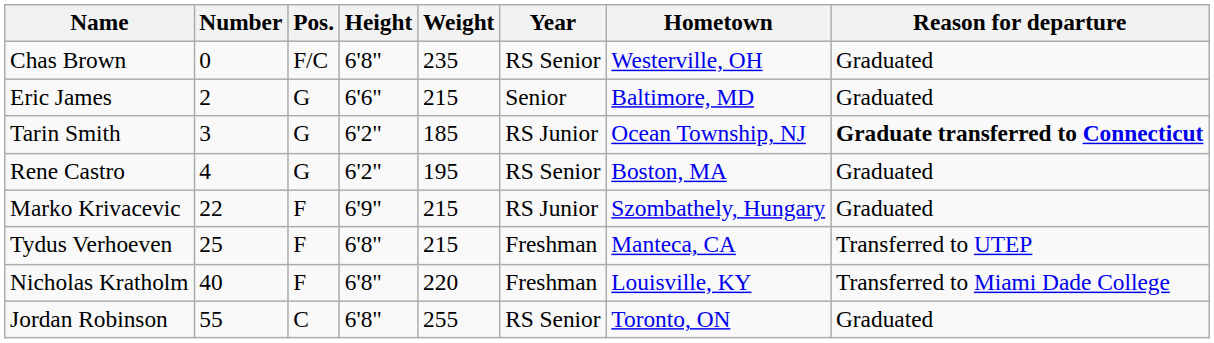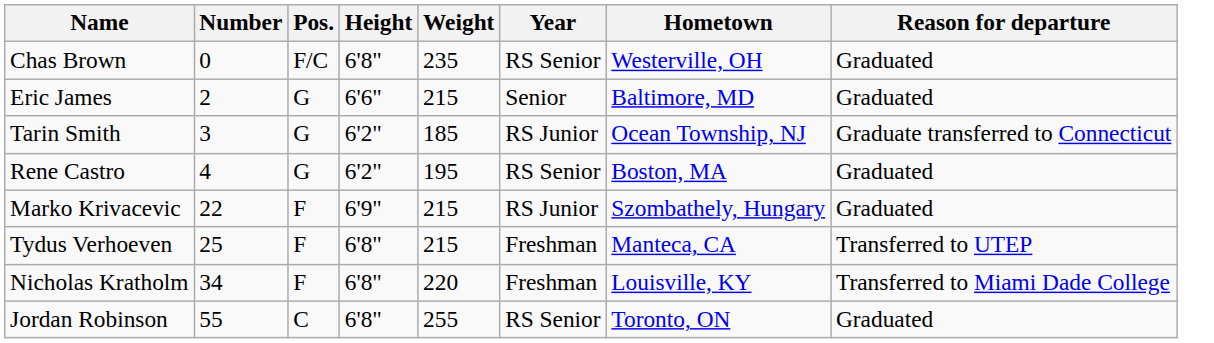(1020, 134) bold -> (1004, 134) normal
(211, 282) 40 -> (211, 282) 34
